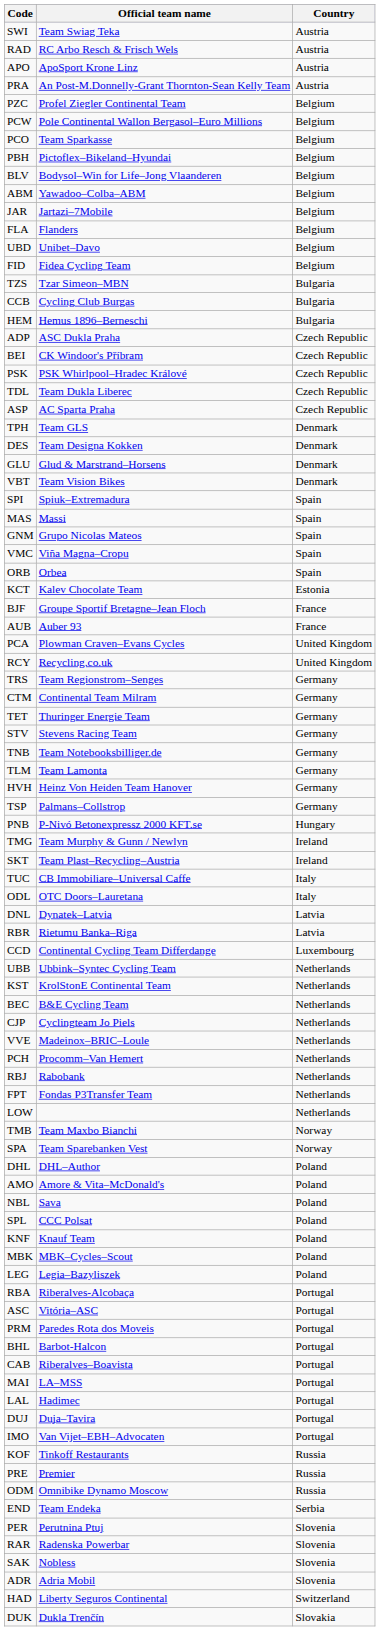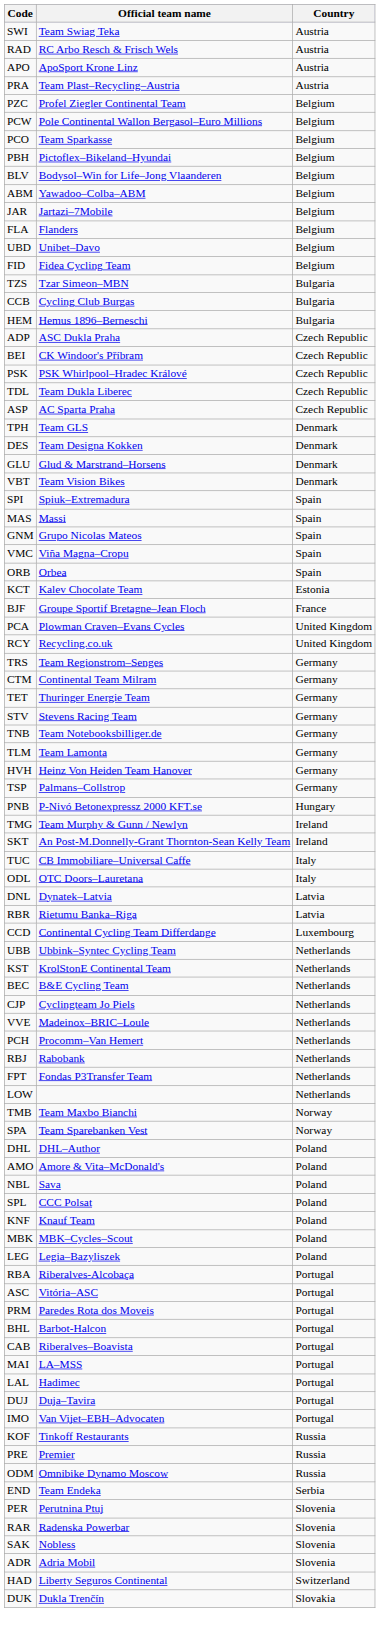(164, 85) An Post-M.Donnelly-Grant Thornton-Sean Kelly Team -> (109, 85) Team Plast–Recycling–Austria
- row: (19, 626)
(109, 860) Team Plast–Recycling–Austria -> (164, 842) An Post-M.Donnelly-Grant Thornton-Sean Kelly Team
